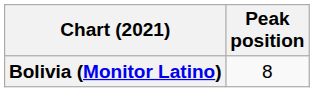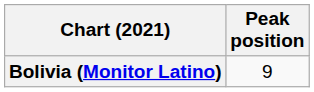(267, 71) 8 -> (267, 71) 9
